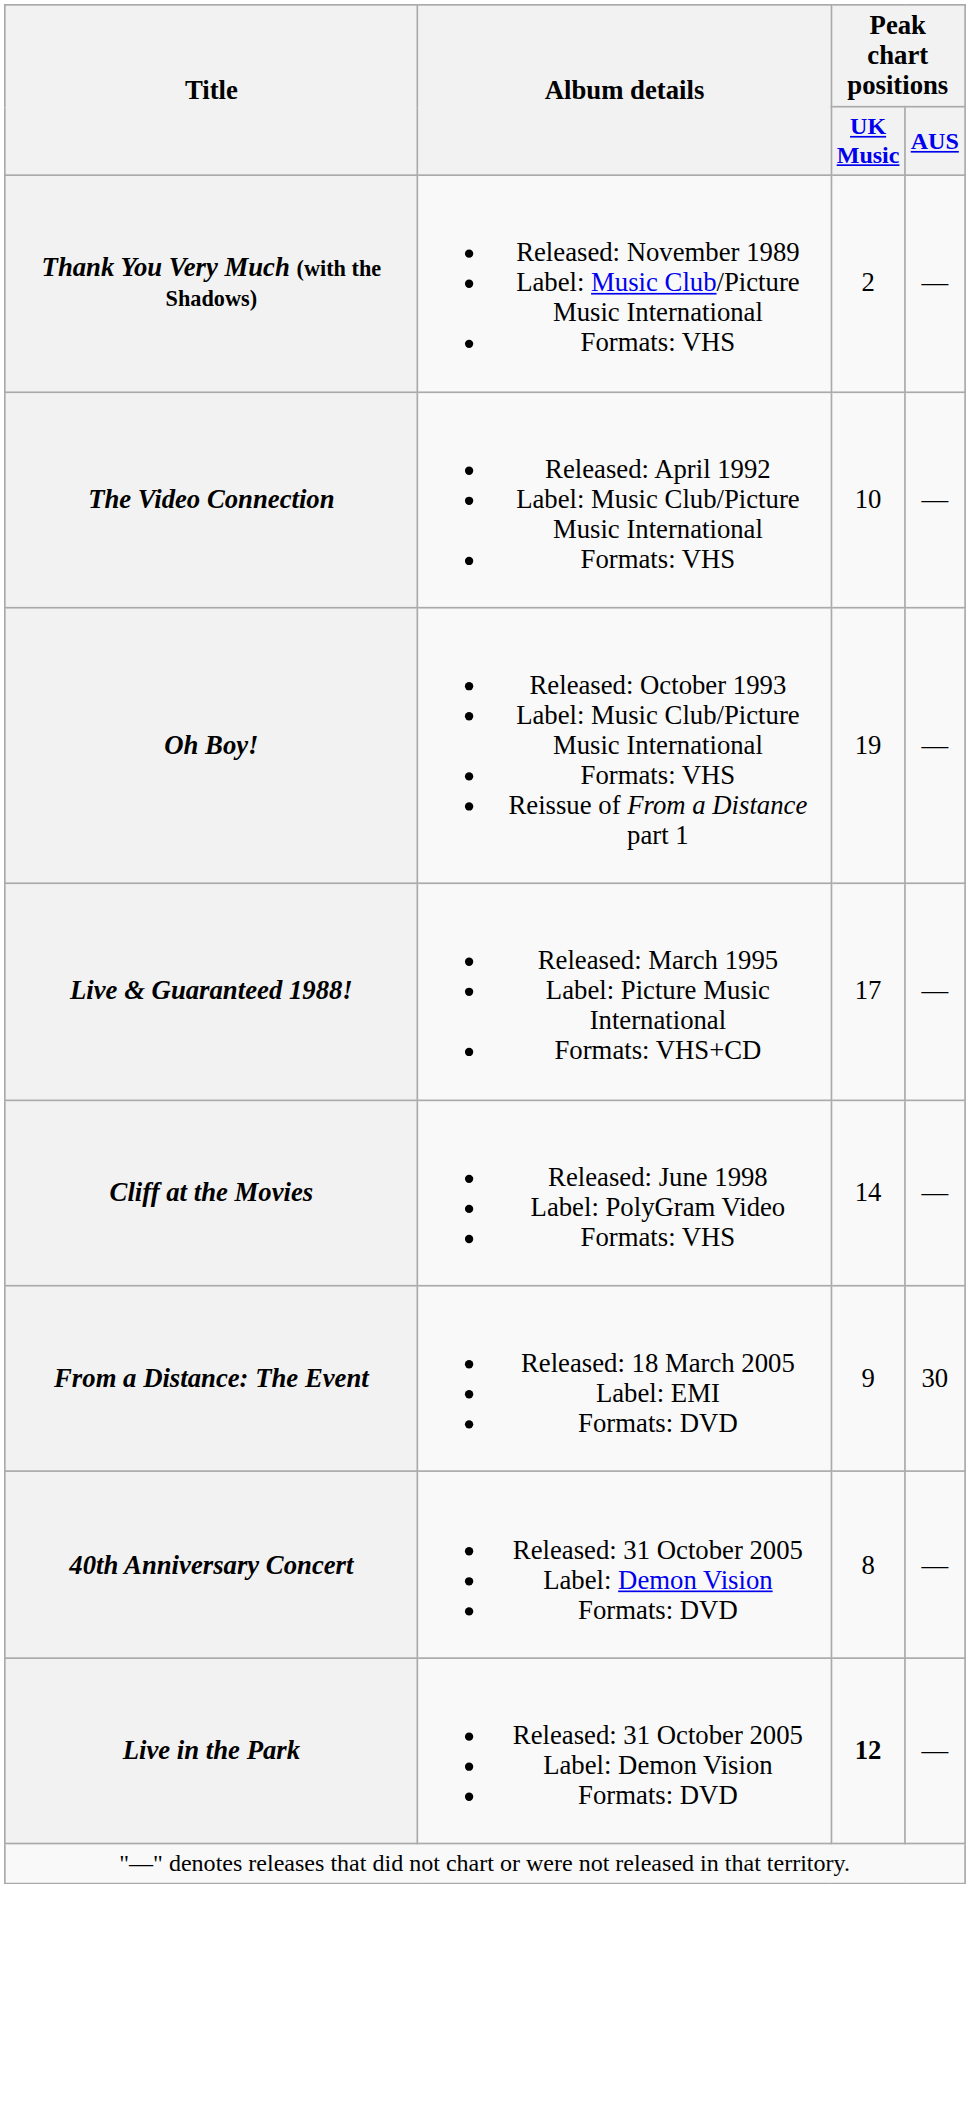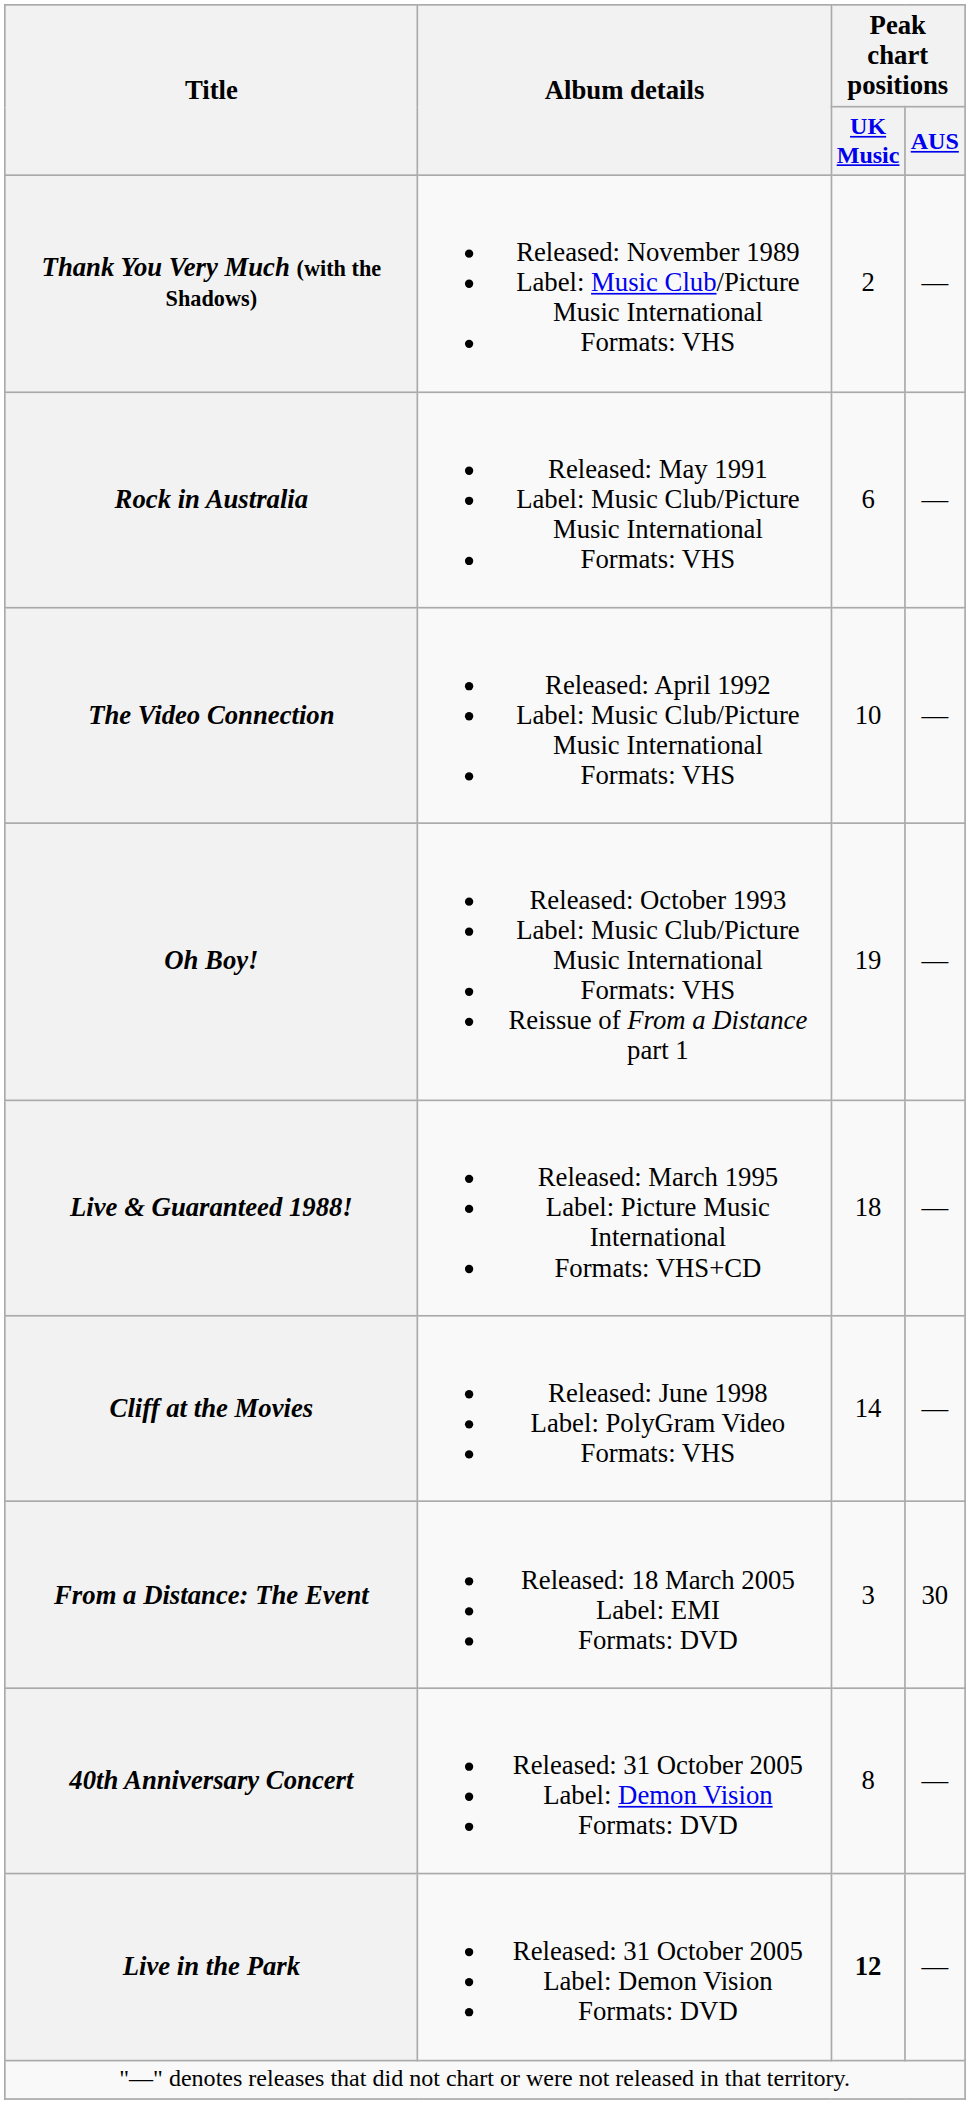+ row: (211, 499)
(868, 991) 17 -> (868, 1207) 18
(868, 1378) 9 -> (868, 1594) 3
